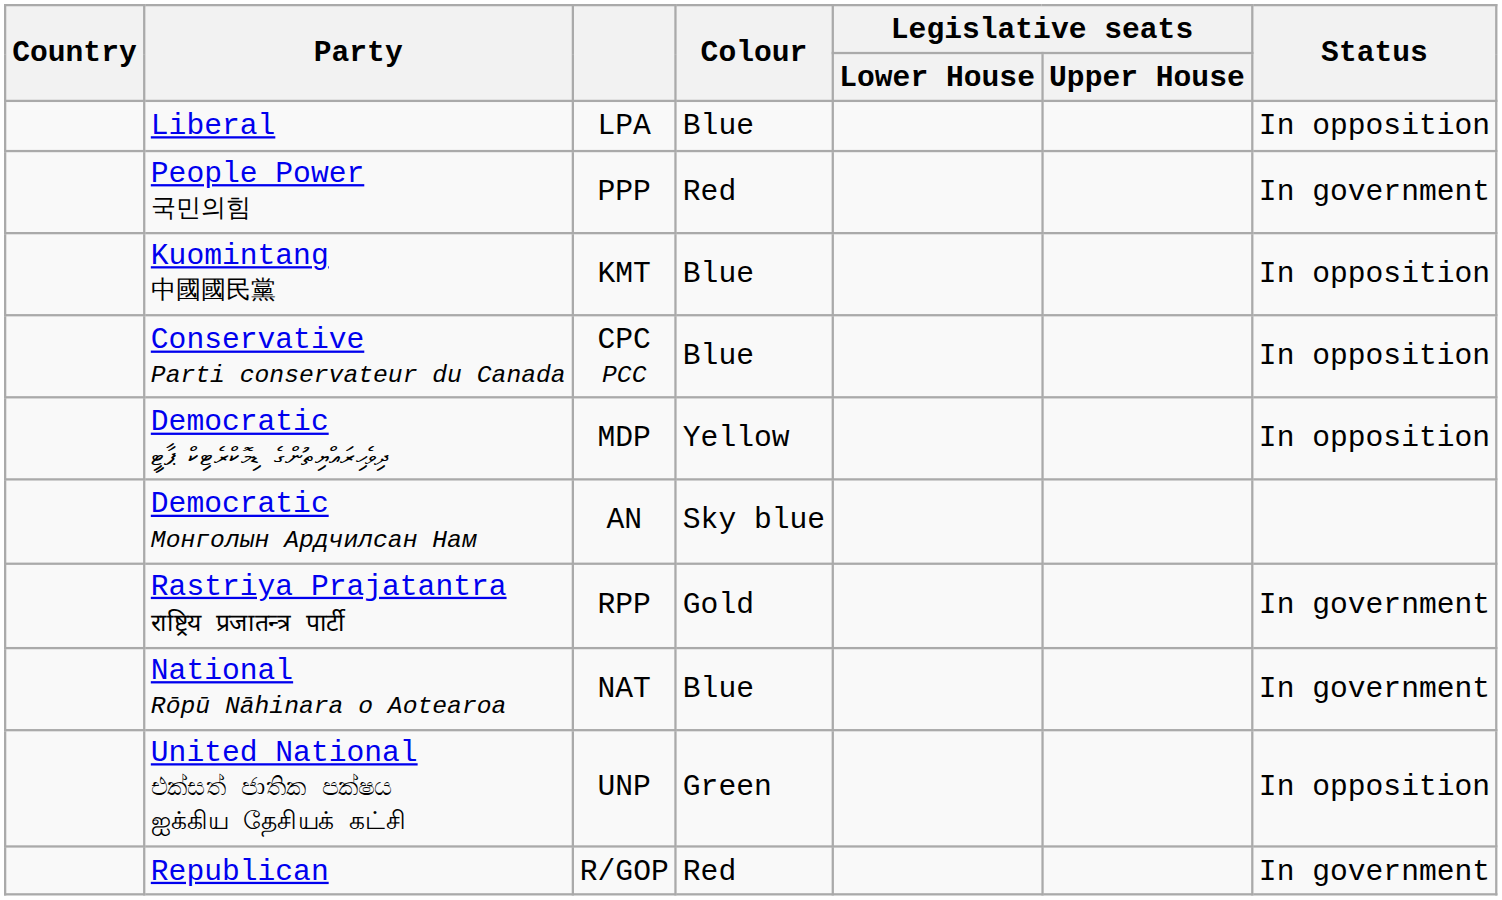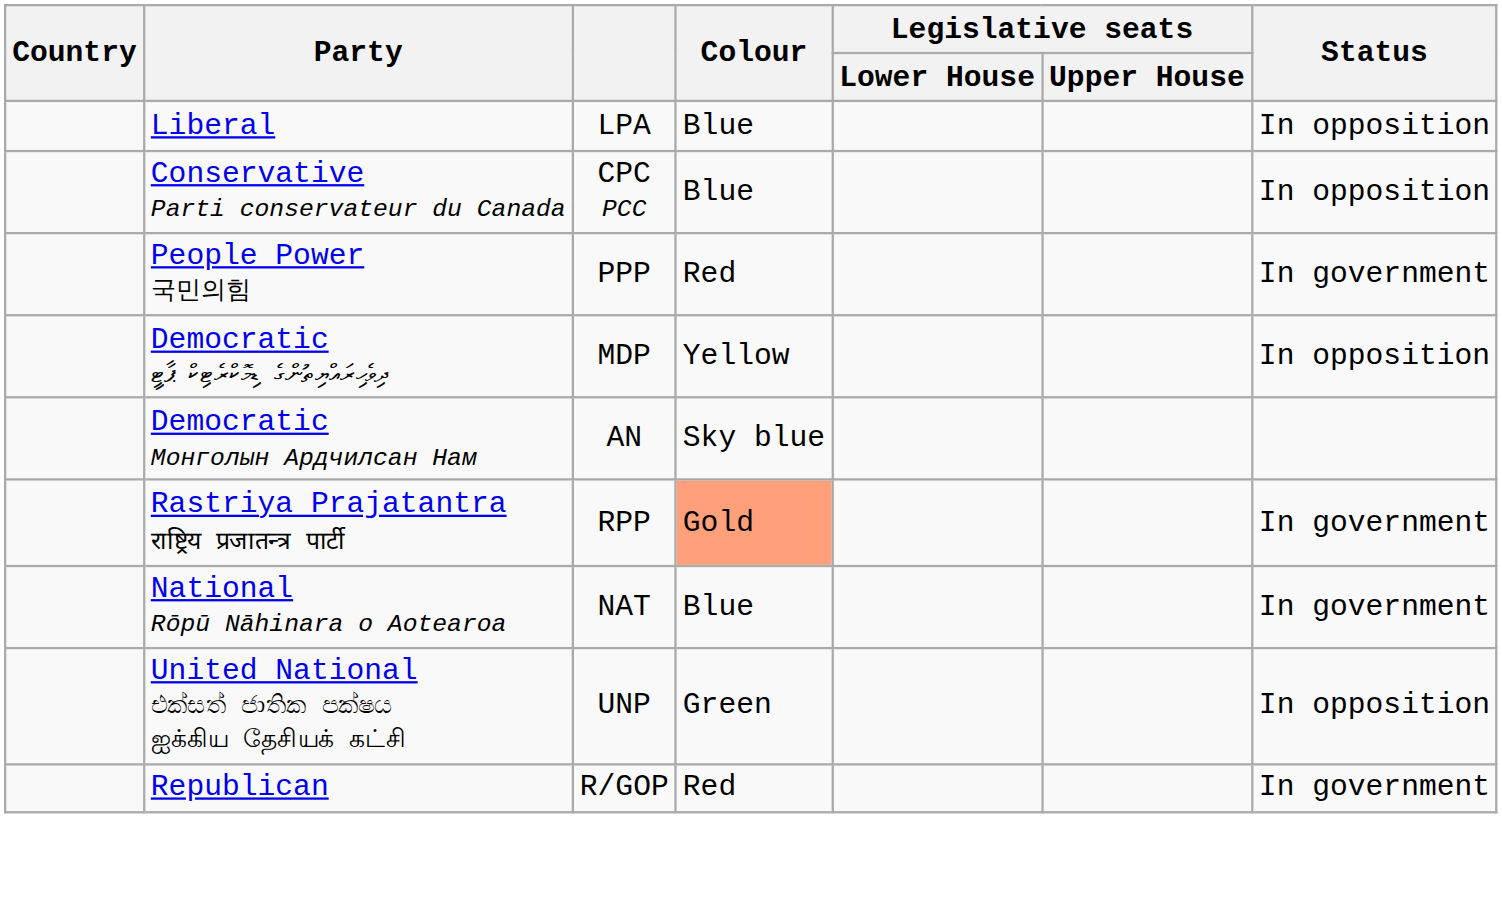rows swapped: (358, 355) <-> (258, 190)
- row: (240, 273)
(718, 605) no background -> (718, 522) lightsalmon background
